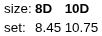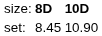(81, 27) 10.75 -> (81, 27) 10.90
